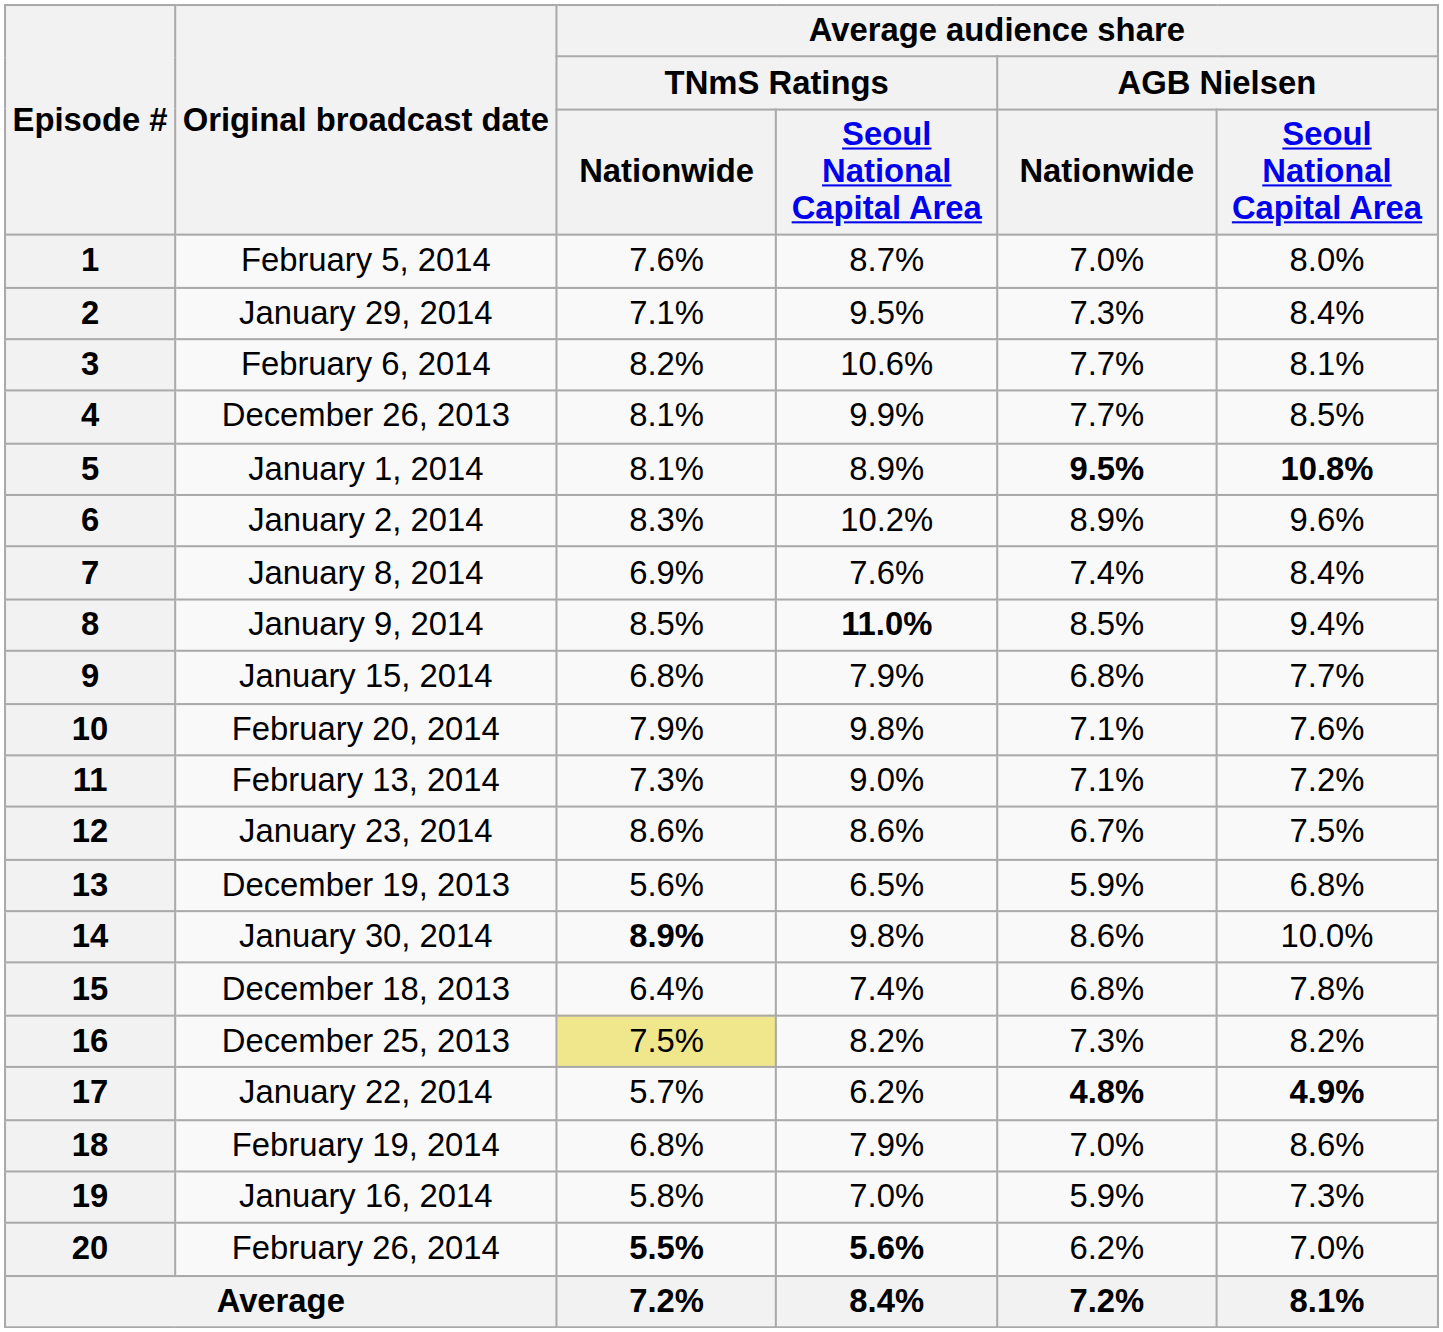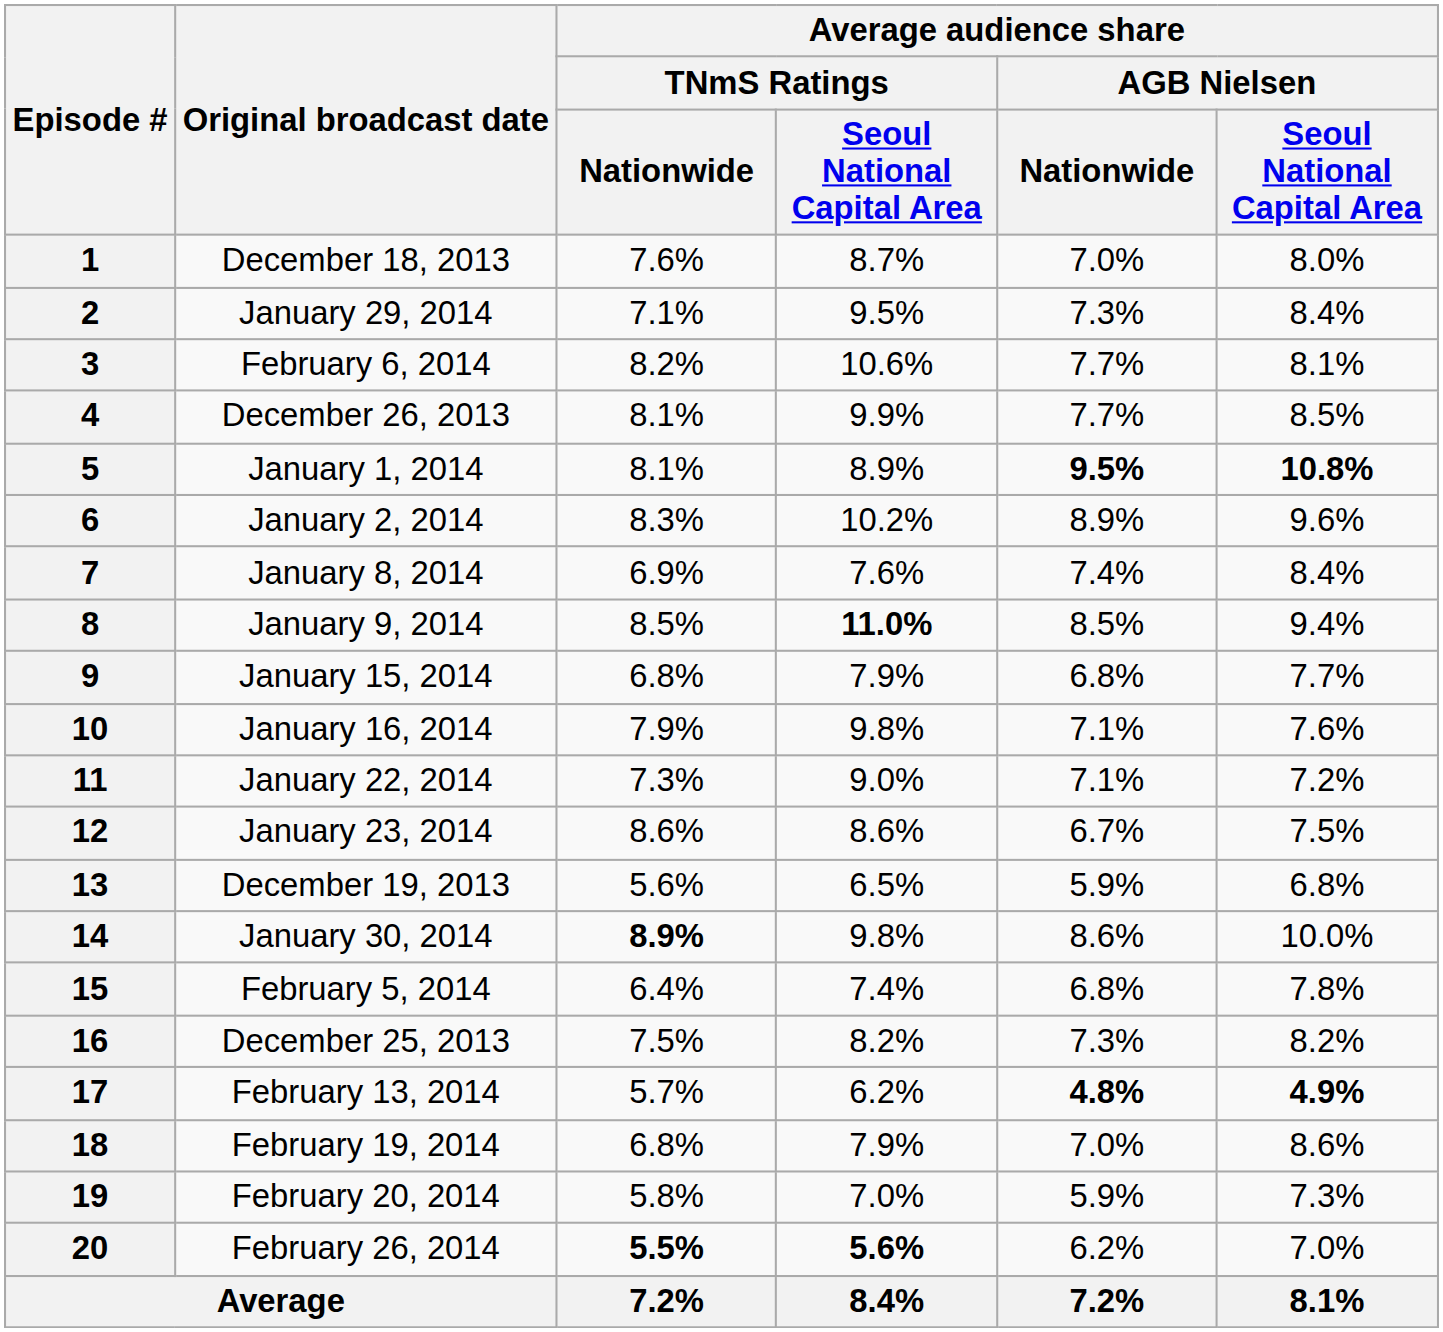(366, 260) February 5, 2014 -> (366, 260) December 18, 2013
(366, 728) February 20, 2014 -> (366, 728) January 16, 2014
(366, 780) February 13, 2014 -> (366, 780) January 22, 2014
(366, 988) December 18, 2013 -> (366, 988) February 5, 2014
(667, 1040) khaki background -> (667, 1040) no background
(366, 1092) January 22, 2014 -> (366, 1092) February 13, 2014
(366, 1196) January 16, 2014 -> (366, 1196) February 20, 2014
